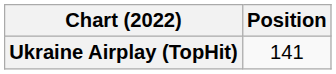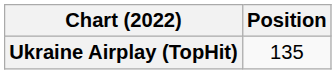(287, 52) 141 -> (287, 52) 135
